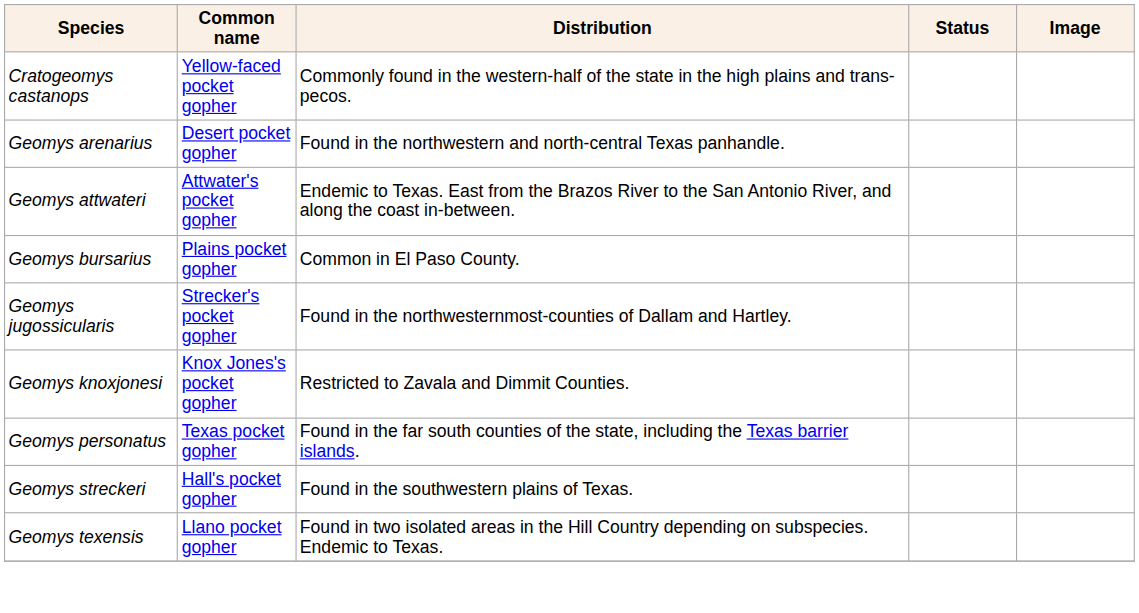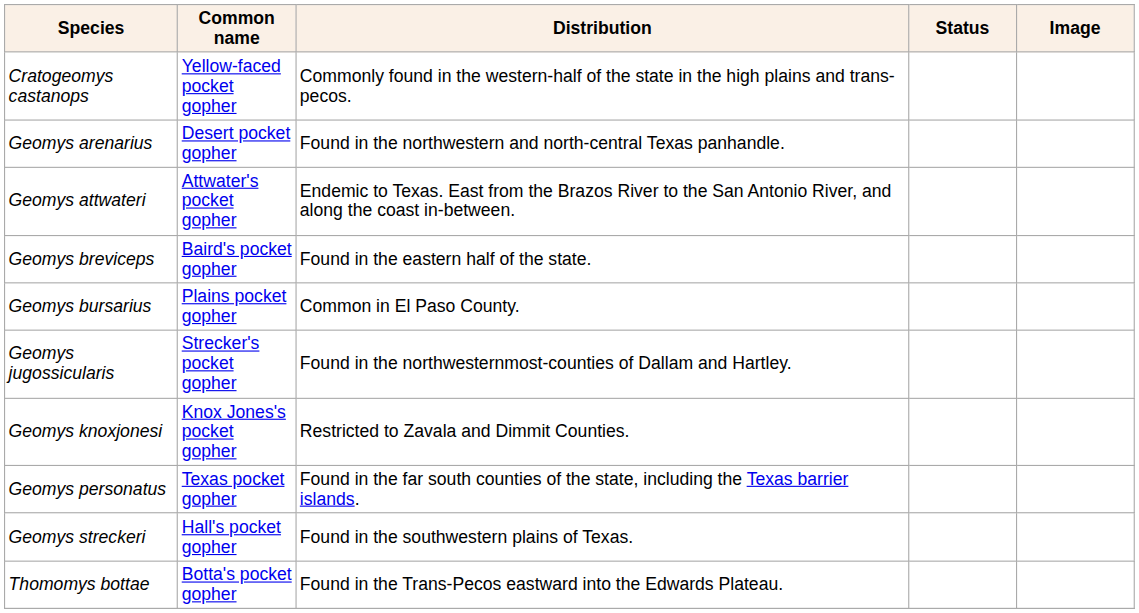+ row: (81, 258)
- row: (76, 536)
+ row: (79, 584)
